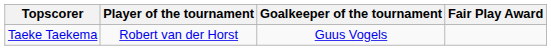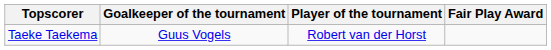columns swapped: (179, 14) <-> (351, 14)
